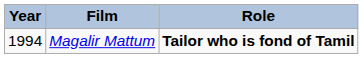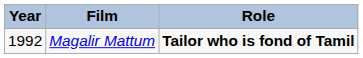(25, 41) 1994 -> (25, 41) 1992
